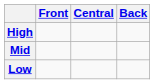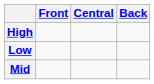rows swapped: (20, 50) <-> (20, 69)
